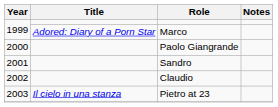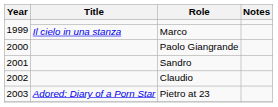(94, 32) Adored: Diary of a Porn Star -> (77, 32) Il cielo in una stanza
(77, 94) Il cielo in una stanza -> (94, 94) Adored: Diary of a Porn Star
